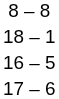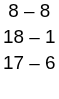- row: (29, 62)
